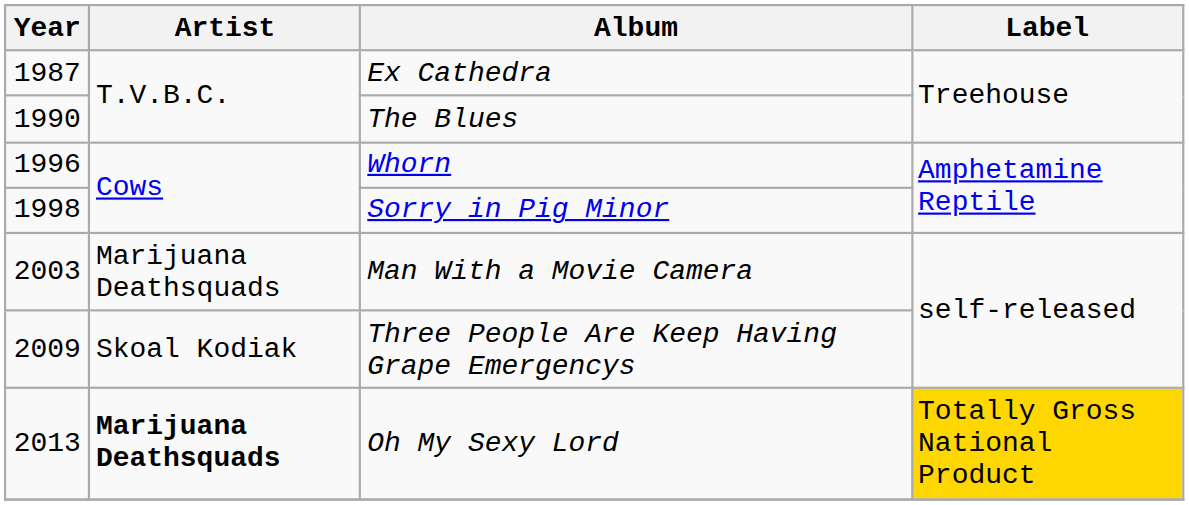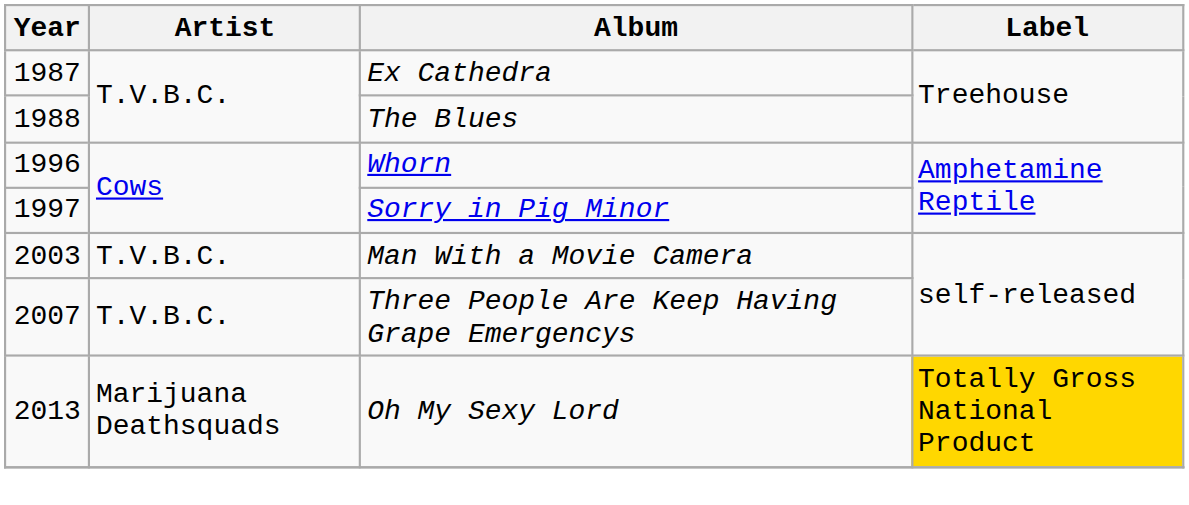(47, 119) 1990 -> (47, 119) 1988
(47, 210) 1998 -> (47, 210) 1997
(188, 272) Marijuana Deathsquads -> (163, 256) T.V.B.C.
(47, 350) 2009 -> (47, 317) 2007
(197, 350) Skoal Kodiak -> (163, 317) T.V.B.C.
(188, 443) bold -> (188, 411) normal
